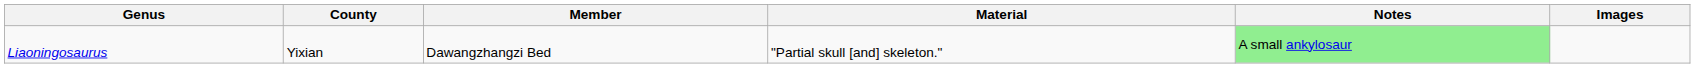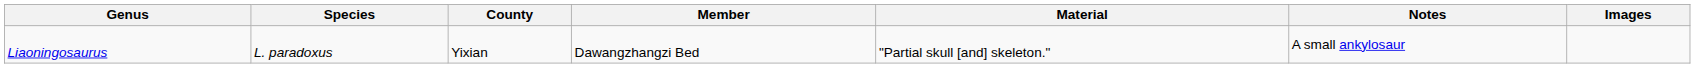+ column: (349, 15)
(1295, 44) lightgreen background -> (1348, 44) no background
